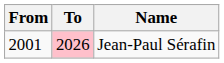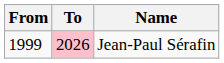(25, 44) 2001 -> (25, 44) 1999
